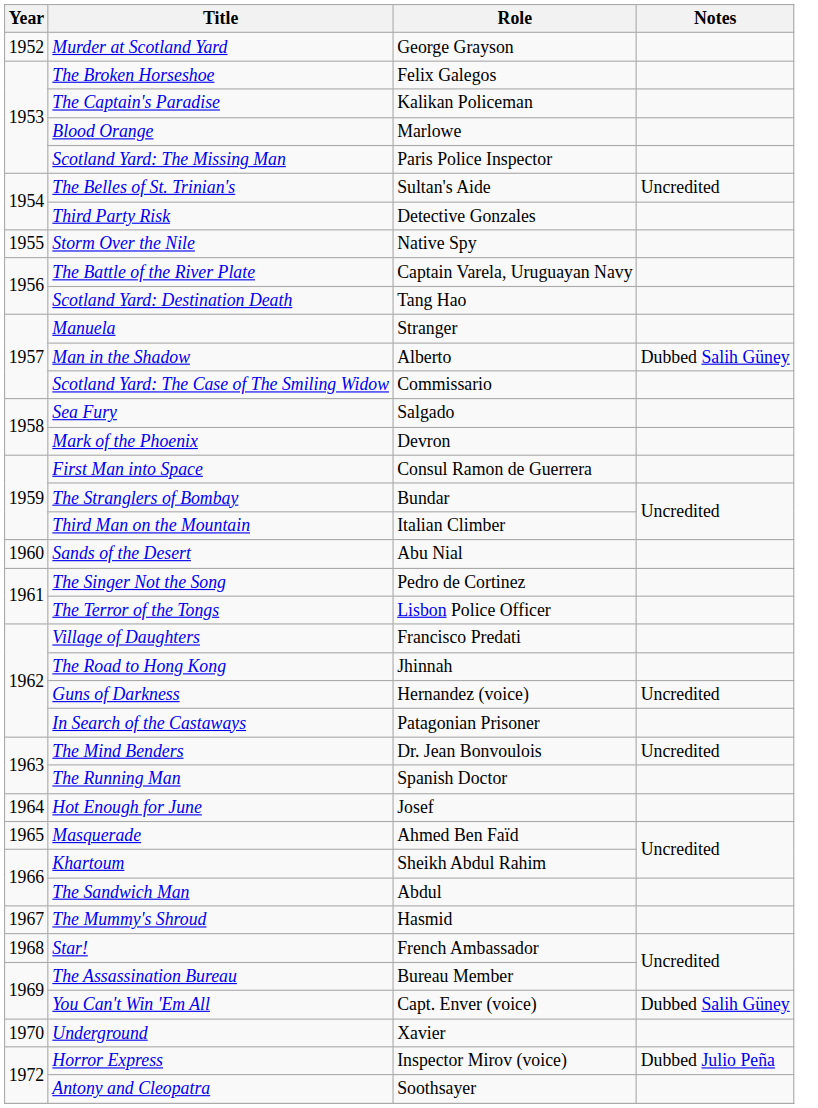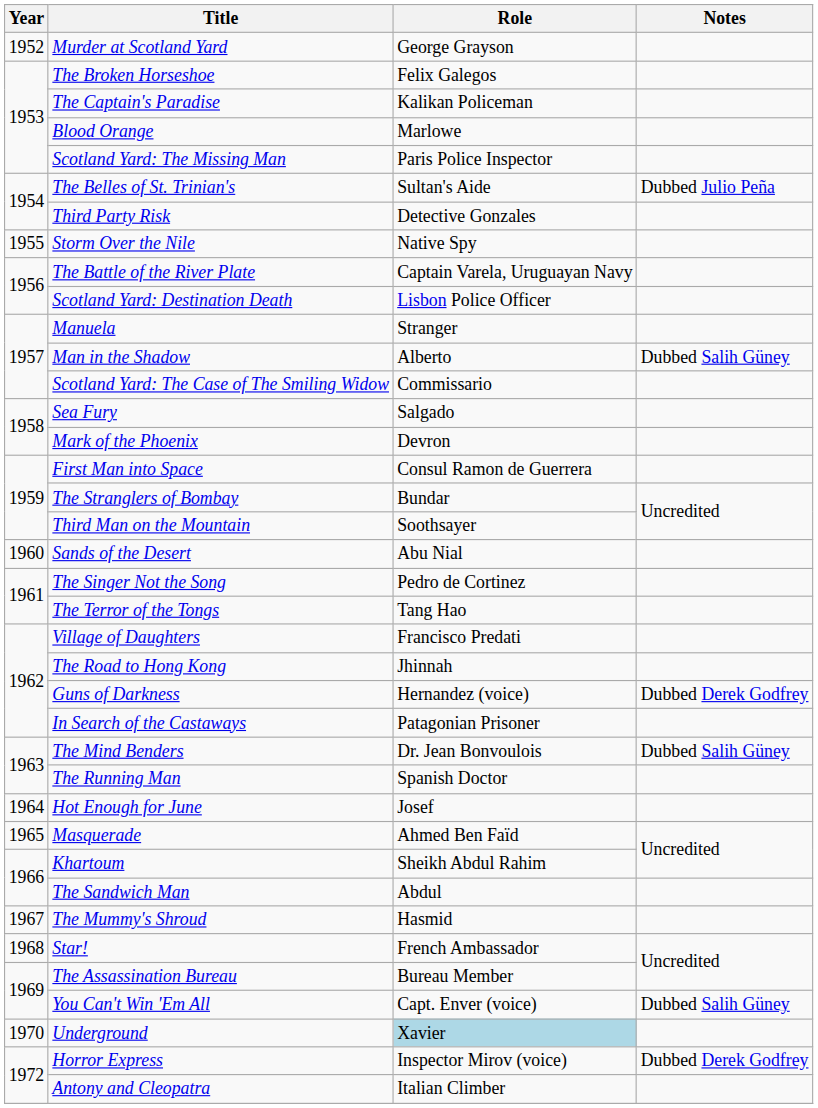(680, 187) Uncredited -> (708, 187) Dubbed Julio Peña
(432, 300) Tang Hao -> (474, 300) Lisbon Police Officer
(451, 525) Italian Climber -> (437, 525) Soothsayer
(474, 610) Lisbon Police Officer -> (432, 610) Tang Hao
(680, 694) Uncredited -> (725, 694) Dubbed Derek Godfrey
(680, 750) Uncredited -> (715, 750) Dubbed Salih Güney
(421, 1032) no background -> (421, 1032) lightblue background
(708, 1060) Dubbed Julio Peña -> (725, 1060) Dubbed Derek Godfrey
(437, 1088) Soothsayer -> (451, 1088) Italian Climber
